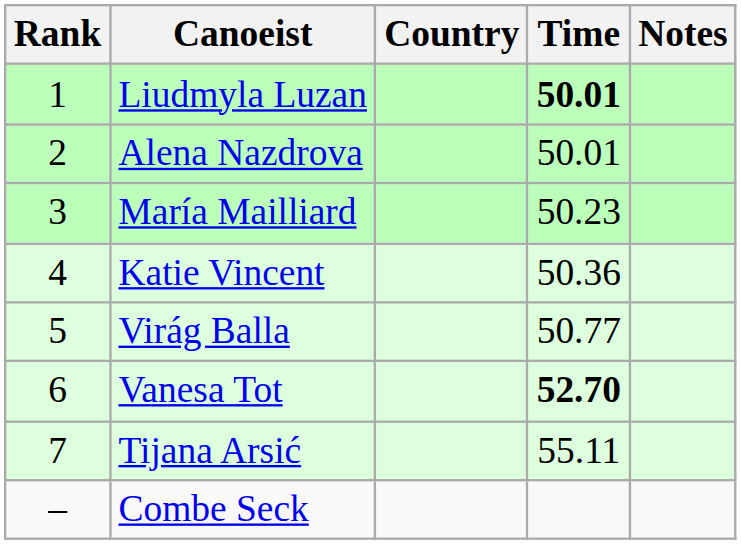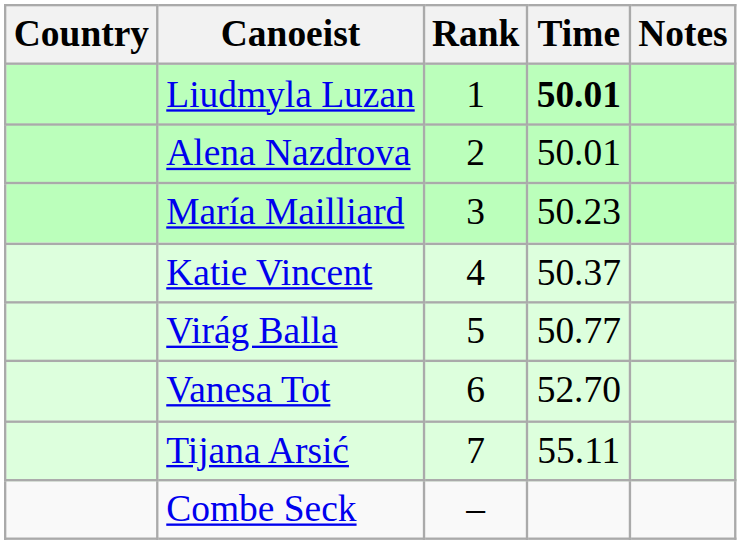columns swapped: (58, 34) <-> (452, 34)
(579, 271) 50.36 -> (579, 271) 50.37
(579, 390) bold -> (579, 390) normal
